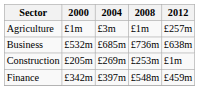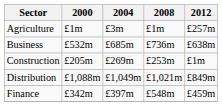+ row: (31, 77)
